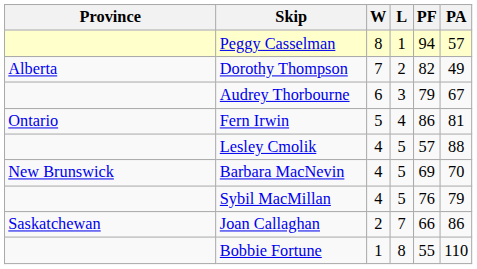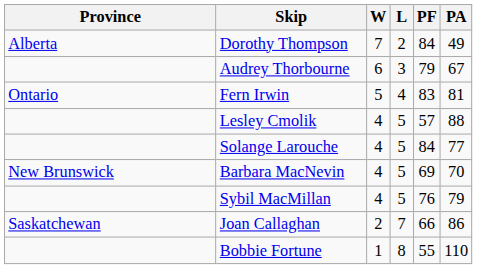- row: (278, 43)
(427, 69) 82 -> (427, 43) 84
(427, 120) 86 -> (427, 95) 83
+ row: (279, 146)
